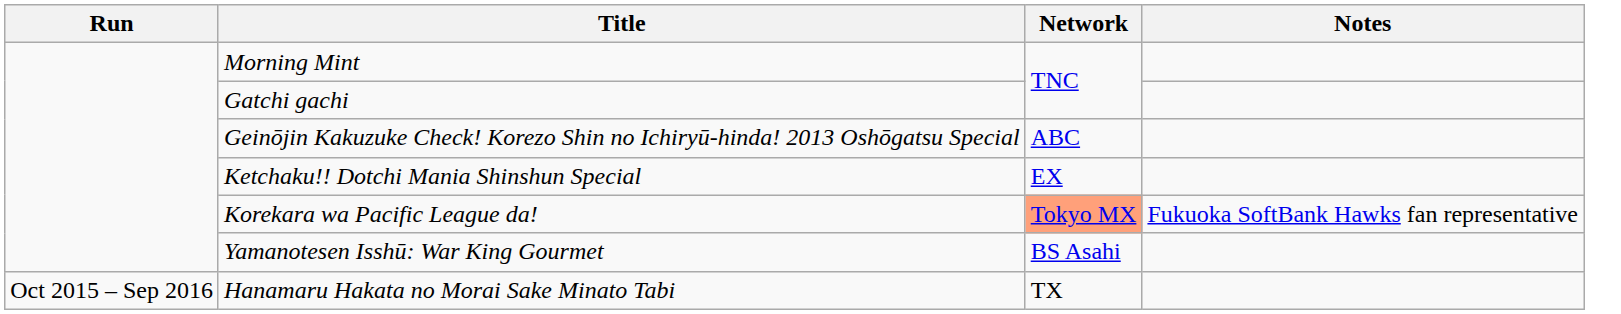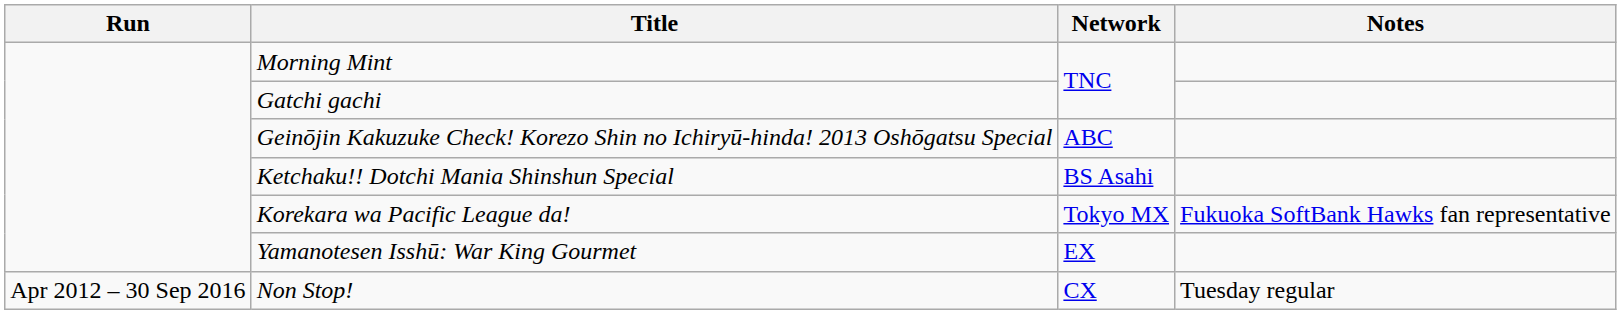(1047, 175) EX -> (1108, 175) BS Asahi
(1084, 213) lightsalmon background -> (1116, 213) no background
(1076, 251) BS Asahi -> (1079, 251) EX
- row: (450, 289)
+ row: (305, 289)
